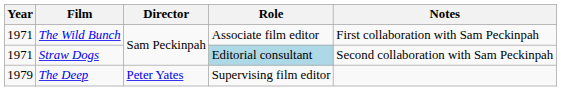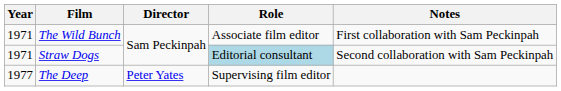(20, 75) 1979 -> (20, 75) 1977
